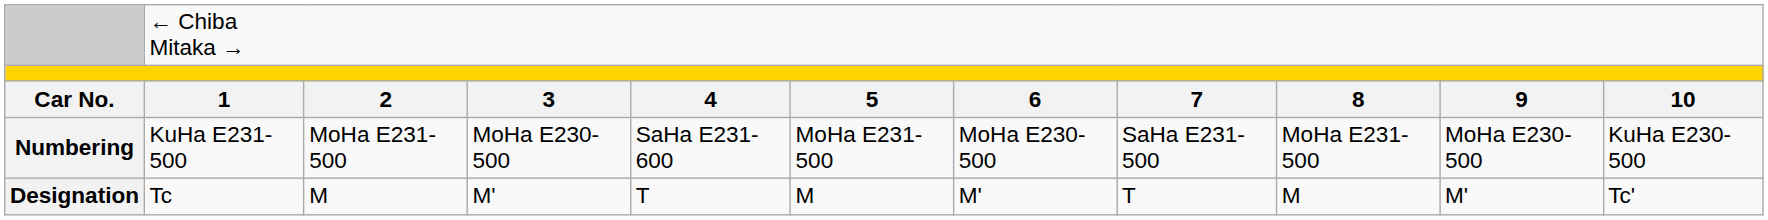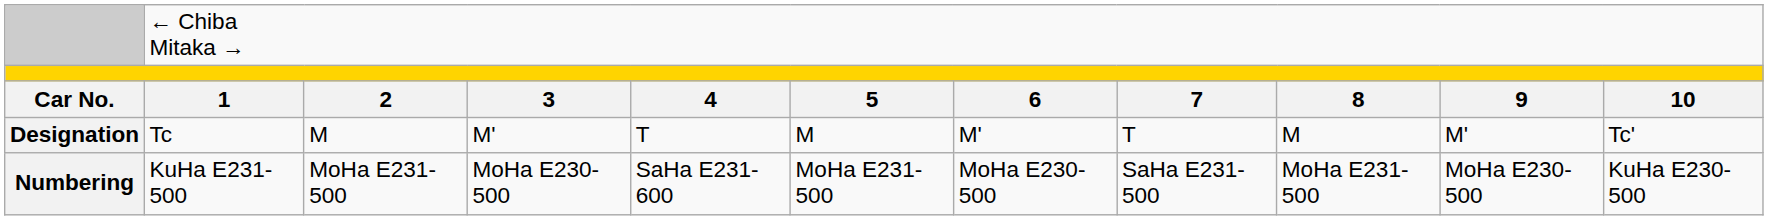rows swapped: (74, 195) <-> (74, 147)
